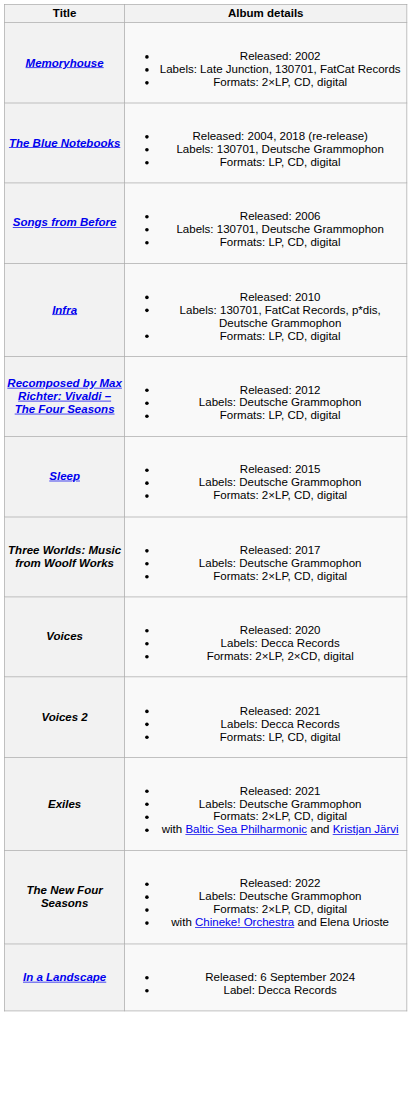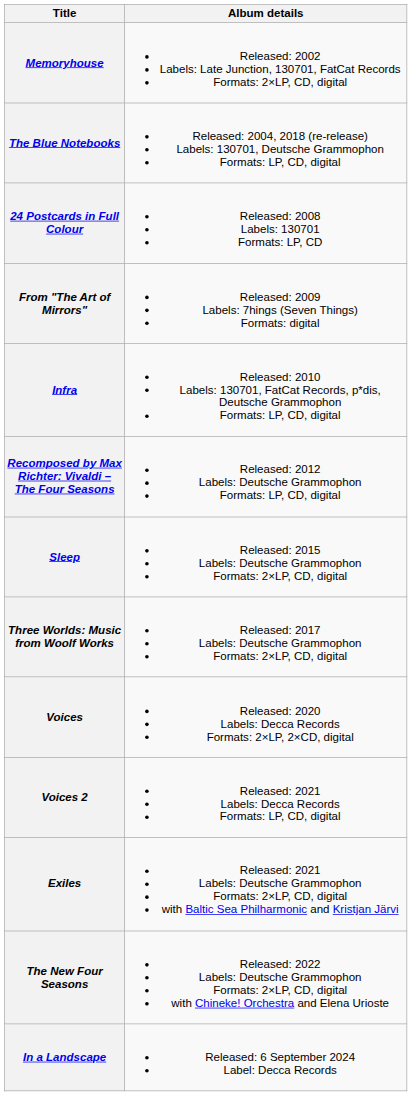- row: (65, 223)
+ row: (65, 223)
+ row: (65, 303)
